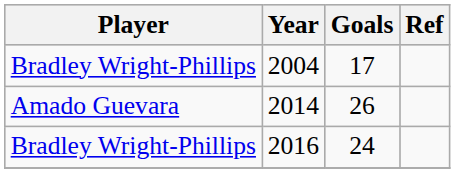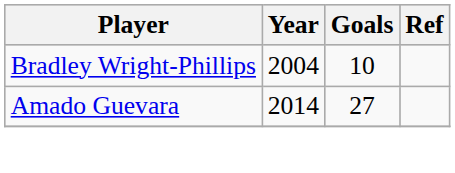(362, 65) 17 -> (362, 65) 10
(362, 106) 26 -> (362, 106) 27
- row: (293, 146)
